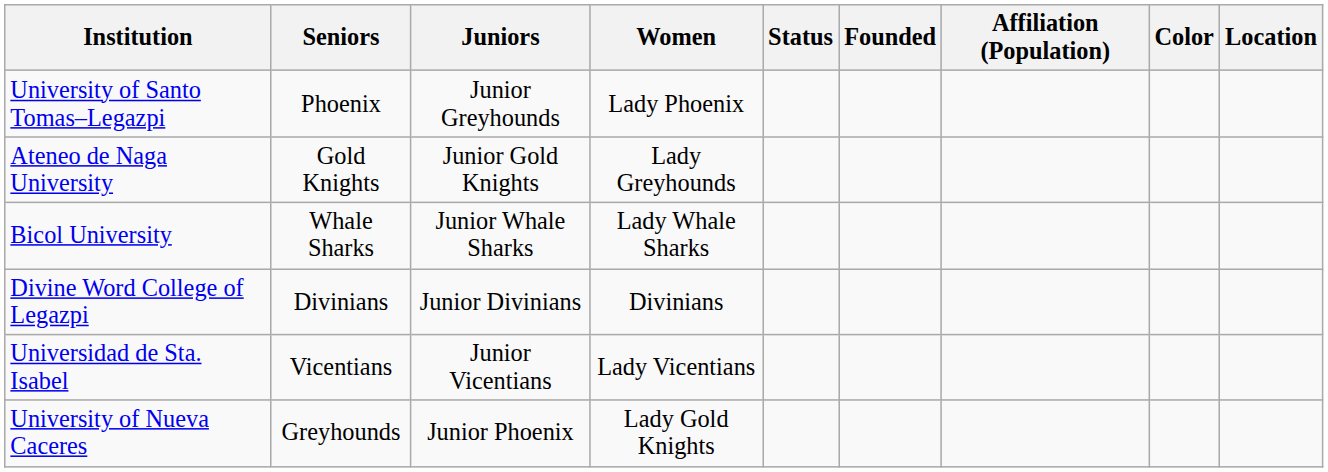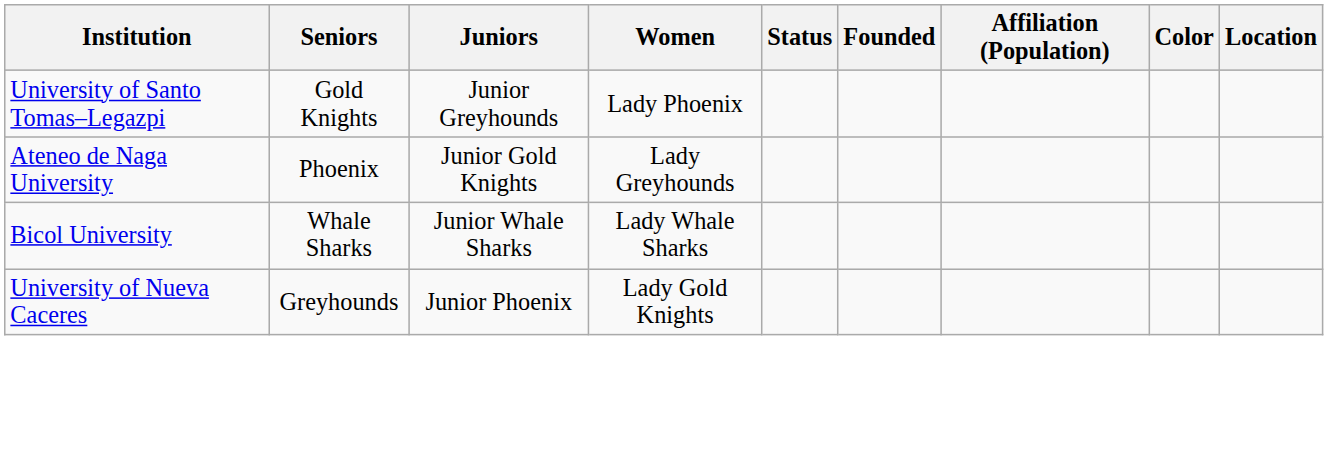(341, 103) Phoenix -> (339, 103) Gold Knights
(341, 169) Gold Knights -> (339, 169) Phoenix
- row: (127, 301)
- row: (106, 367)
